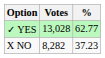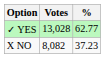(54, 45) 8,282 -> (54, 45) 8,082
